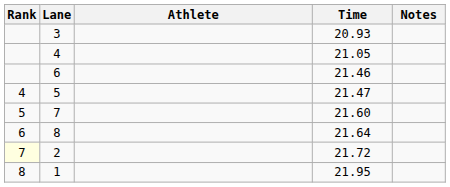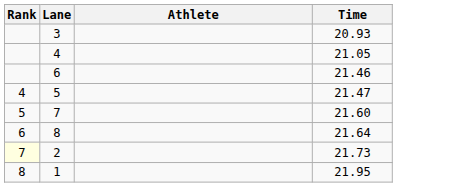- column: (419, 14)
(353, 152) 21.72 -> (353, 152) 21.73
